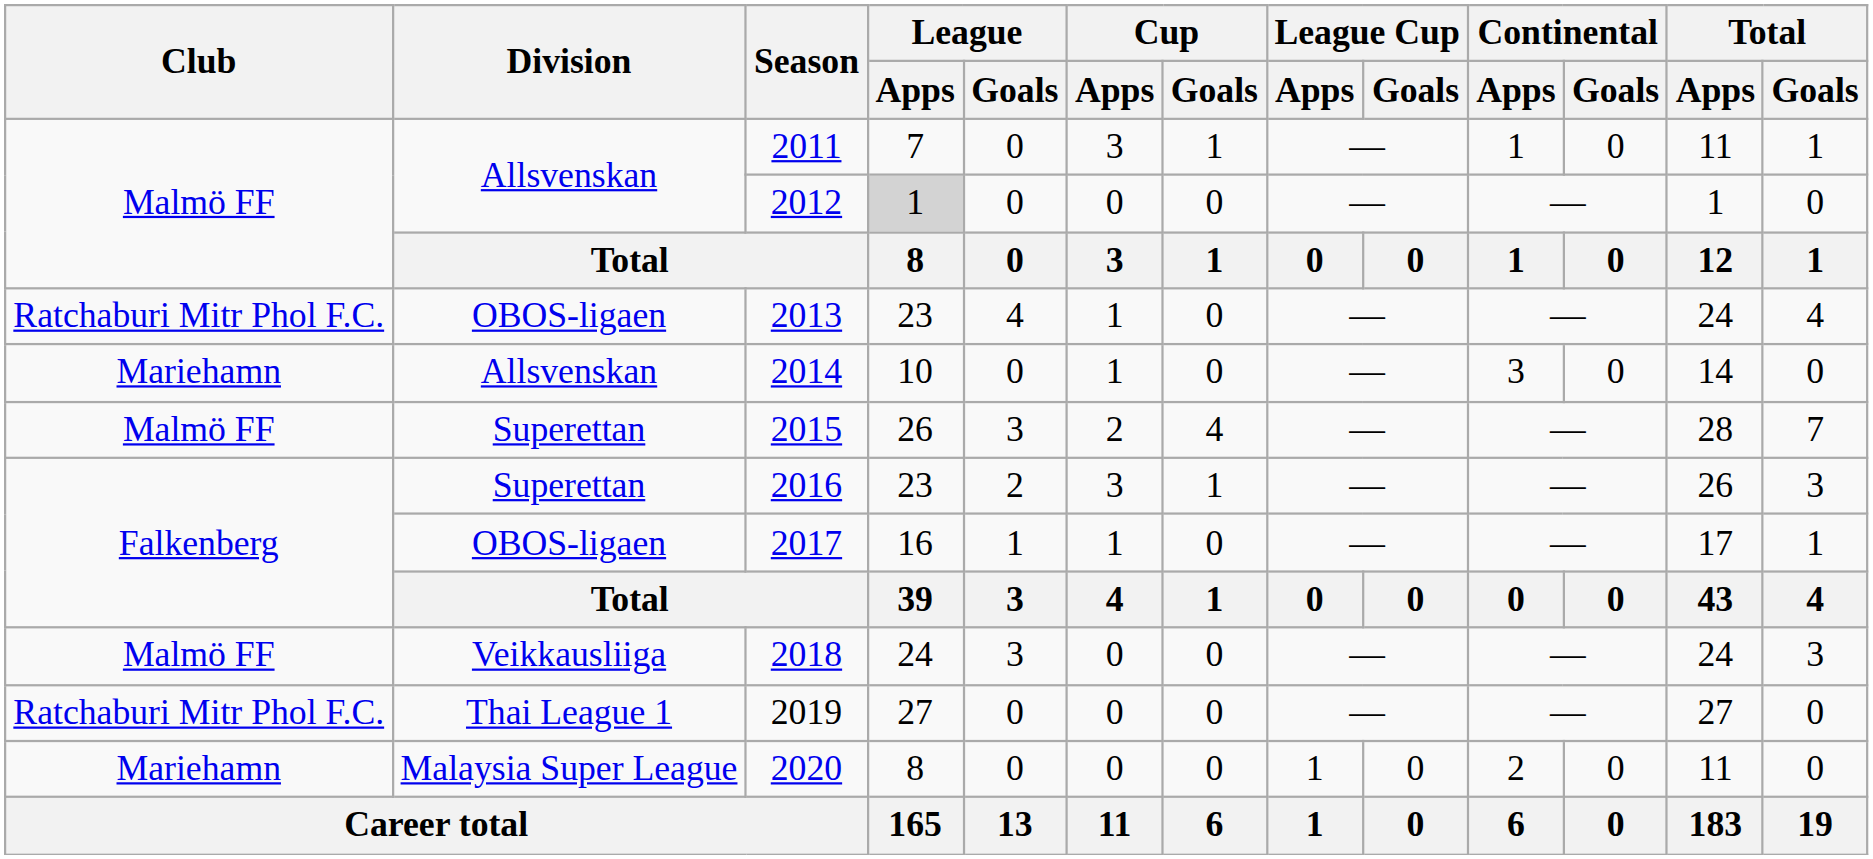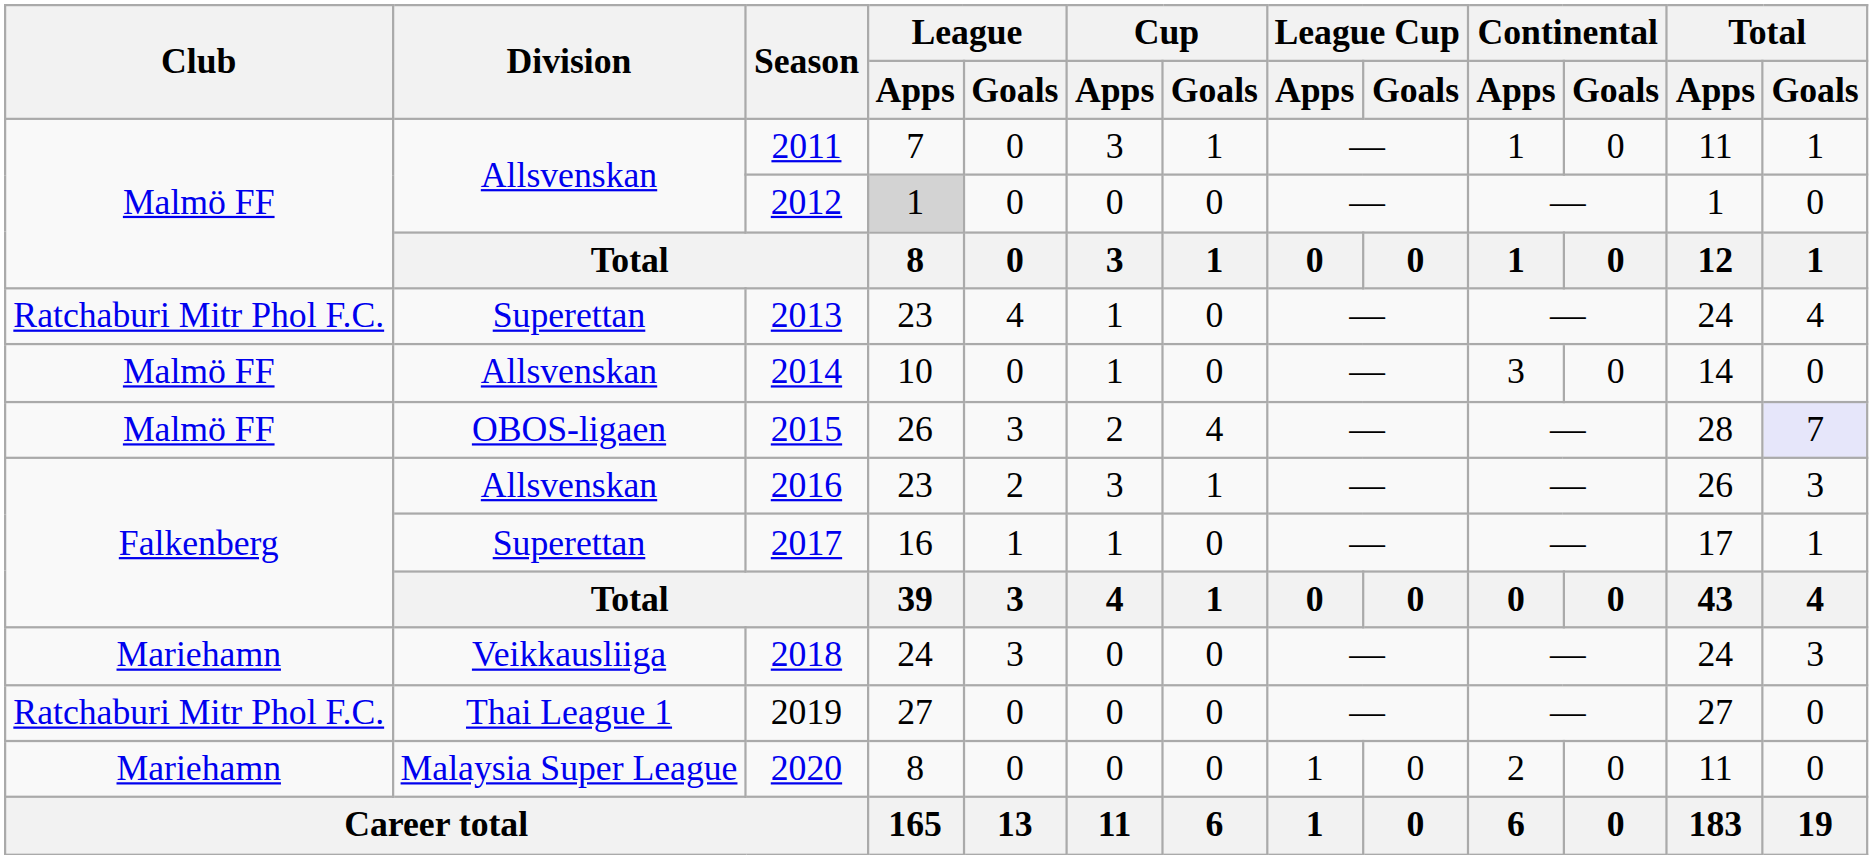(569, 315) OBOS-ligaen -> (569, 315) Superettan
(199, 372) Mariehamn -> (199, 372) Malmö FF
(569, 428) Superettan -> (569, 428) OBOS-ligaen
(1815, 428) no background -> (1815, 428) lavender background
(569, 485) Superettan -> (569, 485) Allsvenskan
(569, 542) OBOS-ligaen -> (569, 542) Superettan
(199, 655) Malmö FF -> (199, 655) Mariehamn
